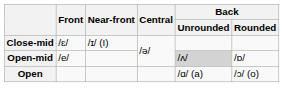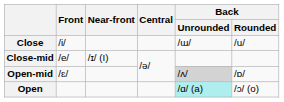+ row: (30, 43)
(63, 43) /ɛ/ -> (64, 58) /e/
(64, 58) /e/ -> (63, 74) /ɛ/
(190, 74) no background -> (190, 89) paleturquoise background
